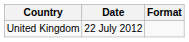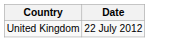- column: (164, 12)
